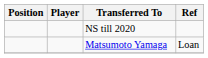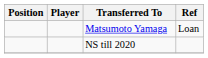rows swapped: (110, 28) <-> (126, 45)
